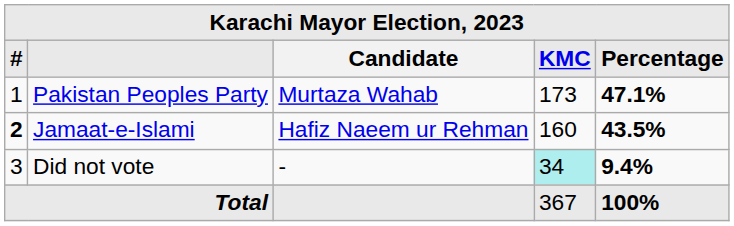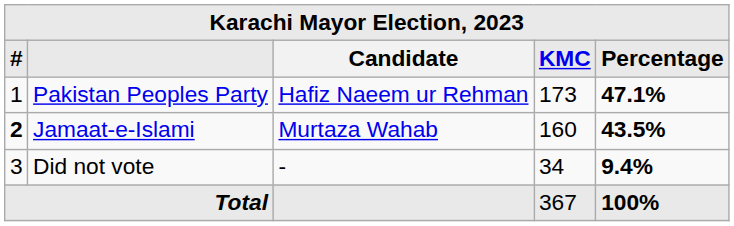(358, 94) Murtaza Wahab -> (403, 94) Hafiz Naeem ur Rehman
(403, 130) Hafiz Naeem ur Rehman -> (358, 130) Murtaza Wahab
(552, 166) paleturquoise background -> (552, 166) no background
